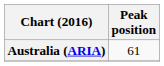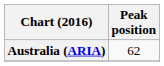(134, 50) 61 -> (134, 50) 62
